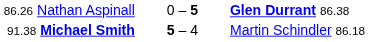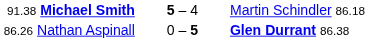rows swapped: (71, 30) <-> (69, 11)
